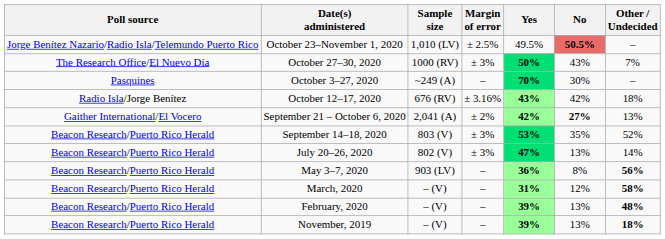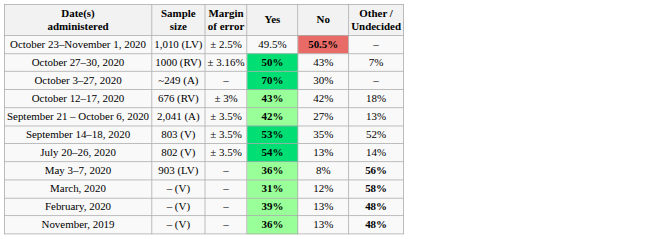- column: (133, 20)
(483, 62) ± 3% -> (226, 62) ± 3.16%
(483, 99) ± 3.16% -> (226, 99) ± 3%
(483, 117) ± 2% -> (226, 117) ± 3.5%
(580, 117) bold -> (323, 117) normal
(483, 135) ± 3% -> (226, 135) ± 3.5%
(483, 153) ± 3% -> (226, 153) ± 3.5%
(529, 153) 47% -> (272, 153) 54%
(529, 225) 39% -> (272, 225) 36%
(633, 225) 18% -> (376, 225) 48%
